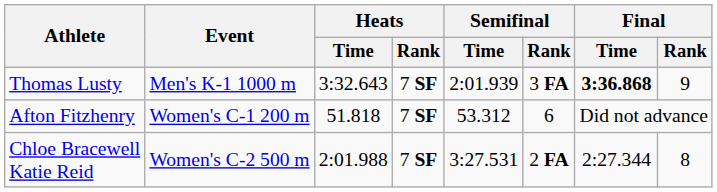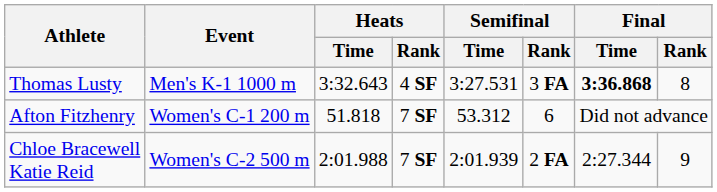(419, 83) 7 SF -> (419, 83) 4 SF
(484, 83) 2:01.939 -> (484, 83) 3:27.531
(685, 83) 9 -> (685, 83) 8
(484, 160) 3:27.531 -> (484, 160) 2:01.939
(685, 160) 8 -> (685, 160) 9
